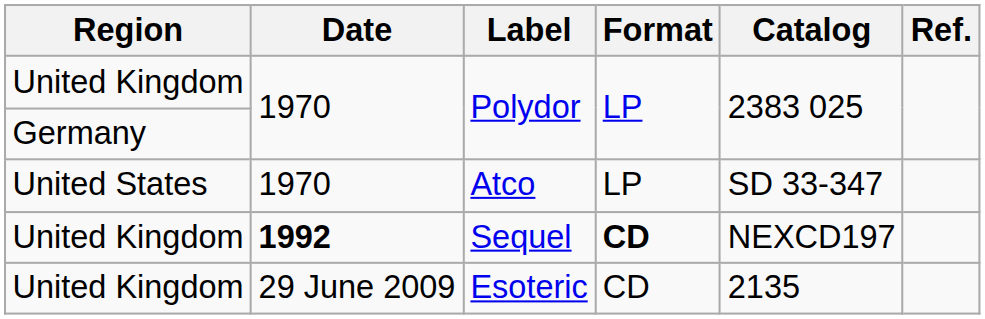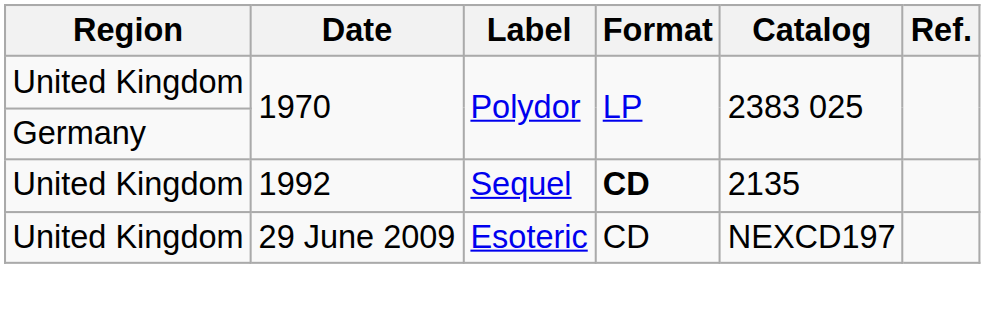- row: (110, 184)
(295, 236) bold -> (295, 184) normal
(812, 236) NEXCD197 -> (764, 184) 2135
(764, 287) 2135 -> (812, 236) NEXCD197
